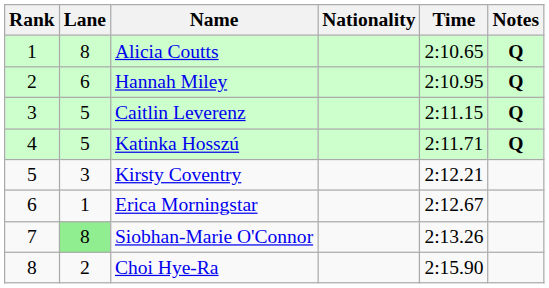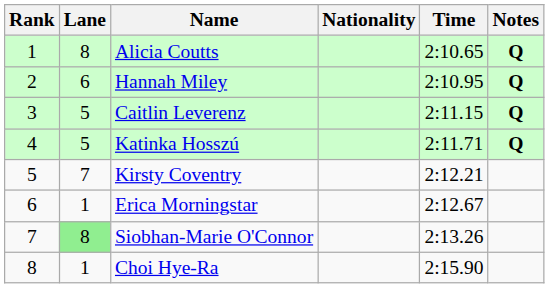(85, 174) 3 -> (85, 174) 7
(85, 267) 2 -> (85, 267) 1
